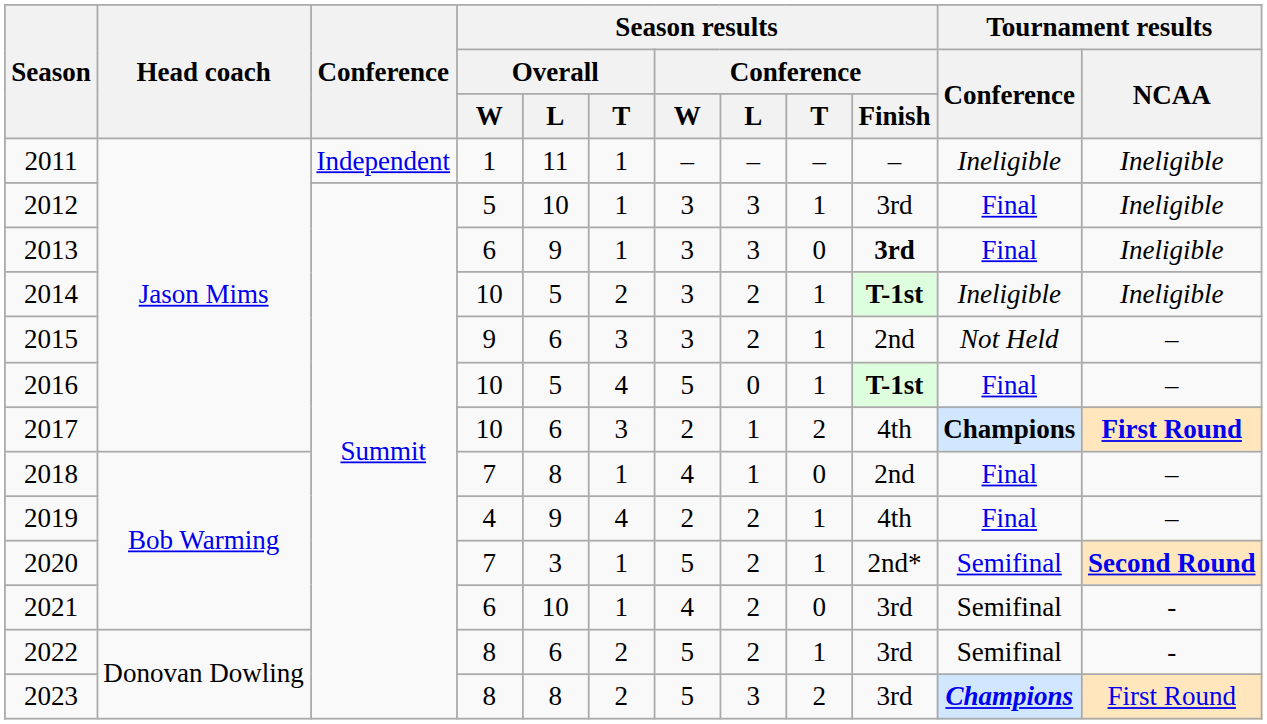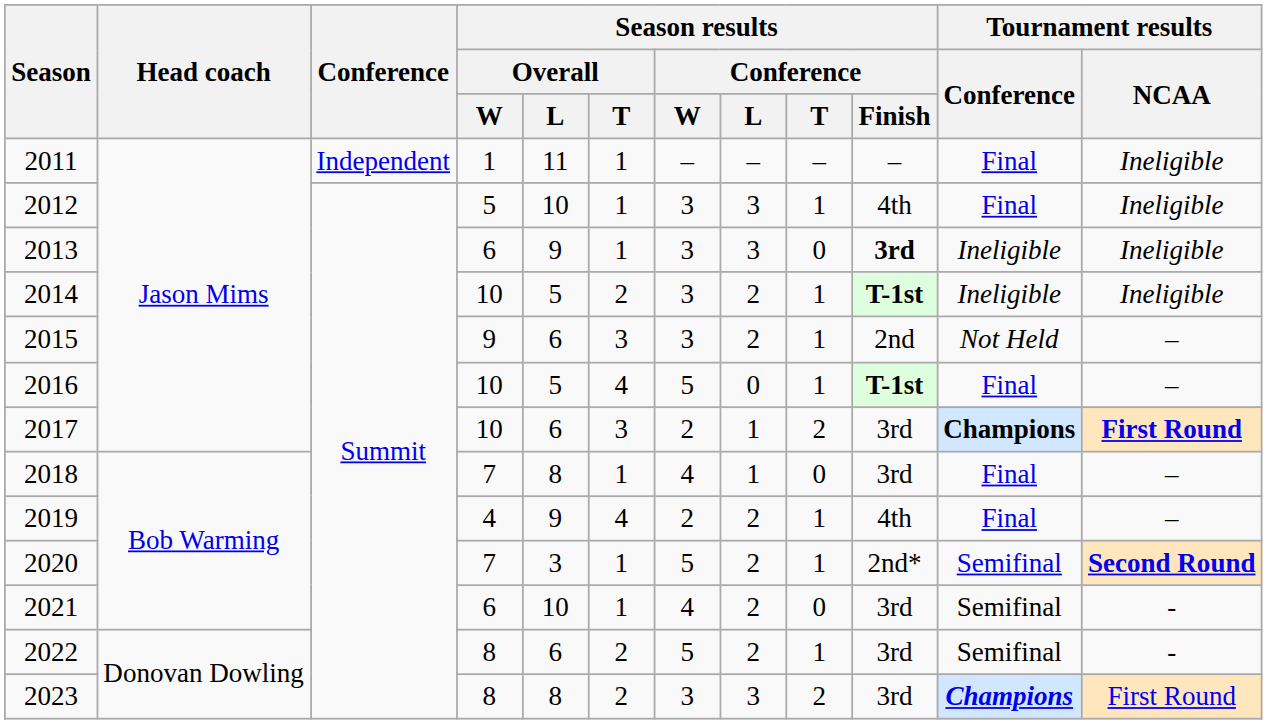(1009, 160) Ineligible -> (1009, 160) Final
(895, 205) 3rd -> (895, 205) 4th
(1009, 250) Final -> (1009, 250) Ineligible
(895, 428) 4th -> (895, 428) 3rd
(895, 473) 2nd -> (895, 473) 3rd
(687, 696) 5 -> (687, 696) 3
